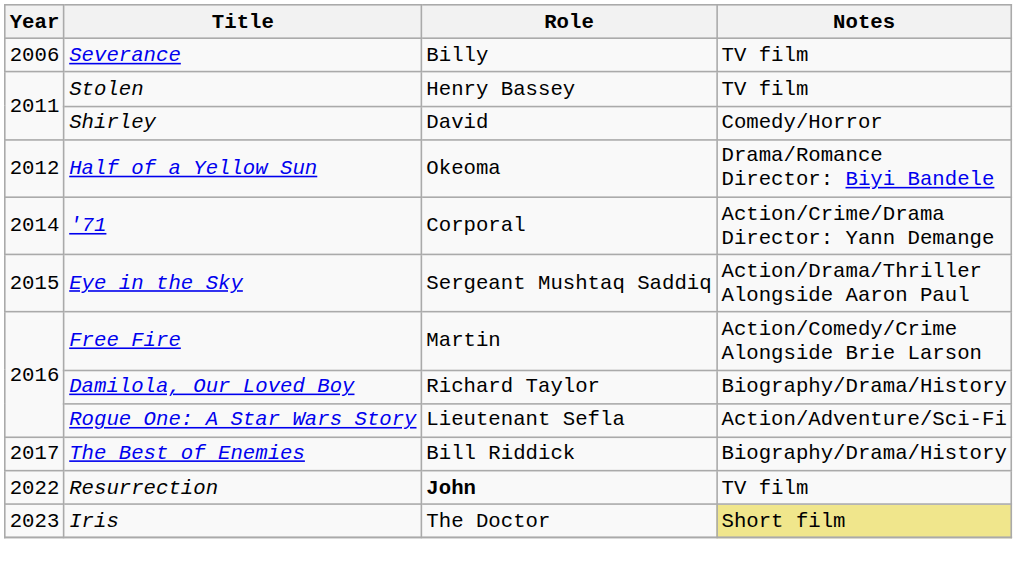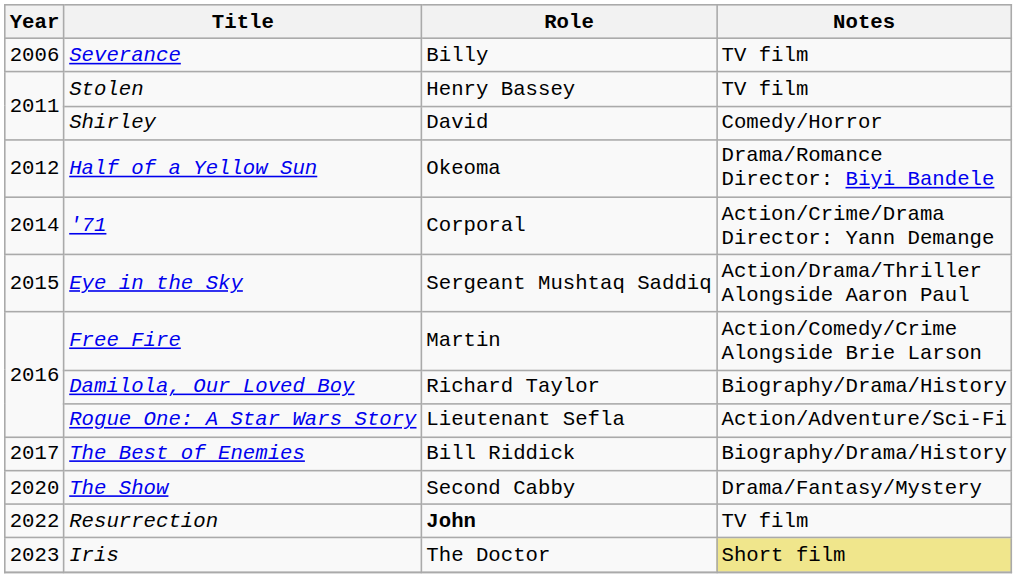+ row: (119, 488)
